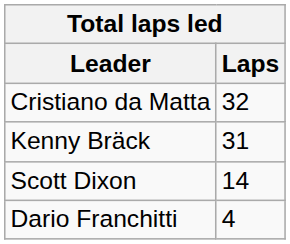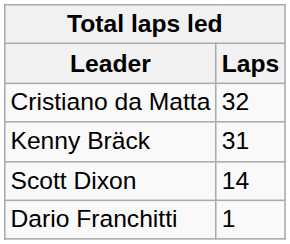(229, 219) 4 -> (229, 219) 1
